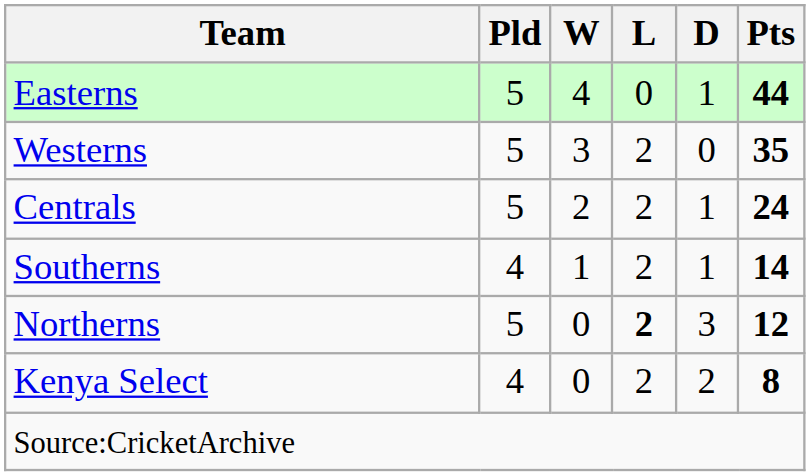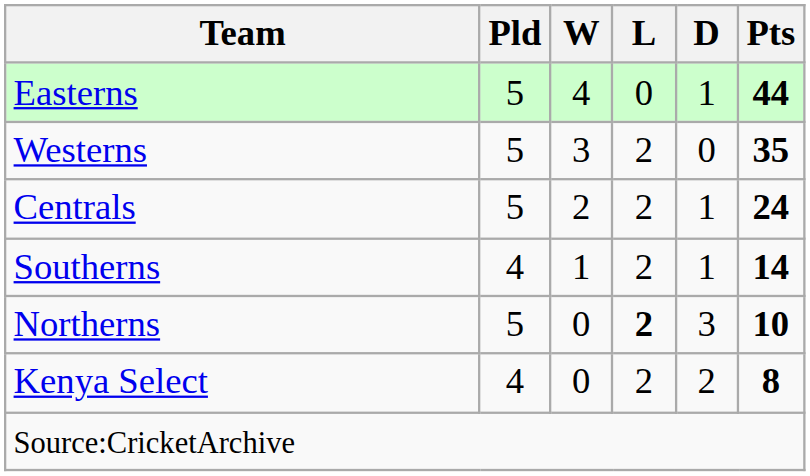(771, 324) 12 -> (771, 324) 10
